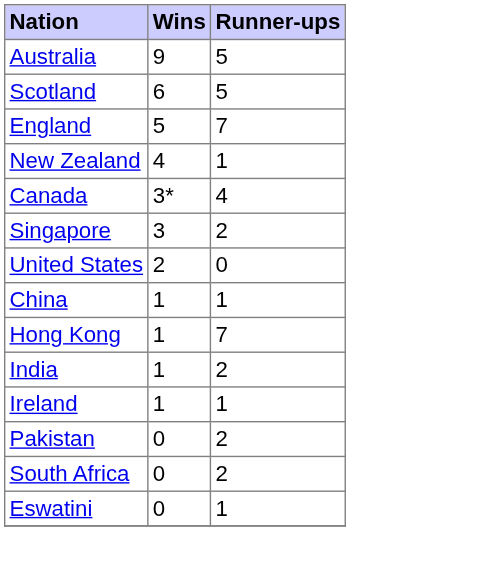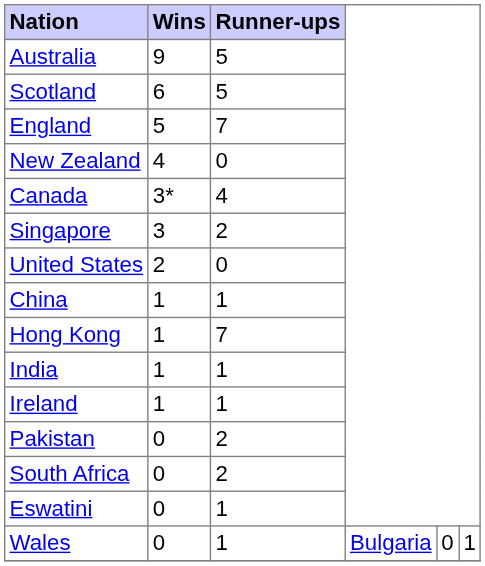(222, 160) 1 -> (222, 160) 0
(222, 369) 2 -> (222, 369) 1
+ row: (40, 543)
